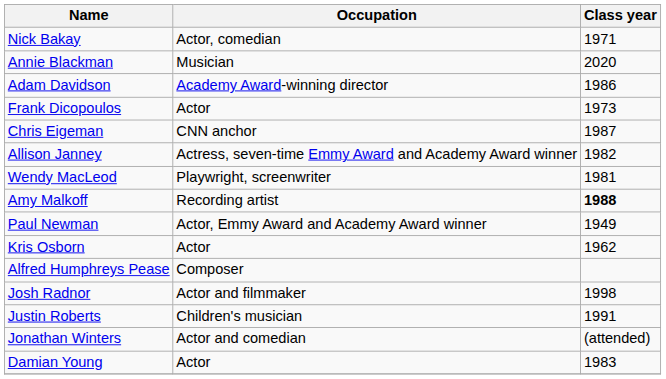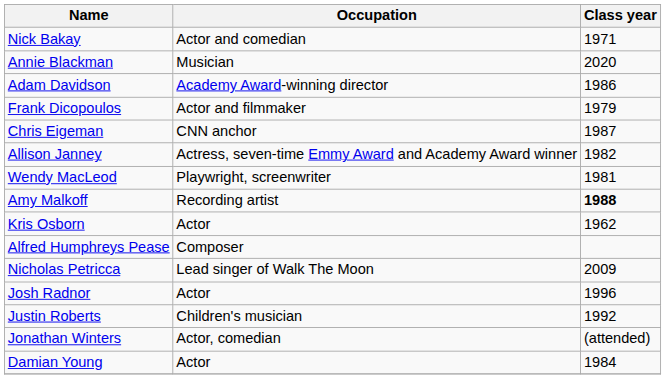(229, 39) Actor, comedian -> (241, 39) Actor and comedian
(193, 108) Actor -> (241, 108) Actor and filmmaker
(600, 108) 1973 -> (600, 108) 1979
- row: (53, 223)
+ row: (64, 270)
(241, 293) Actor and filmmaker -> (193, 293) Actor
(600, 293) 1998 -> (600, 293) 1996
(600, 316) 1991 -> (600, 316) 1992
(241, 339) Actor and comedian -> (229, 339) Actor, comedian
(600, 362) 1983 -> (600, 362) 1984
